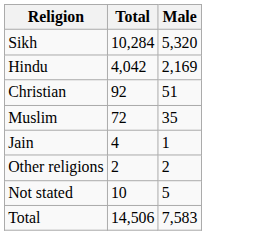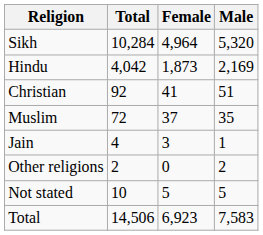+ column: (186, 17)
